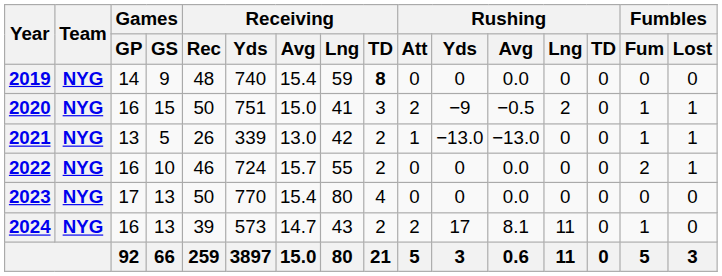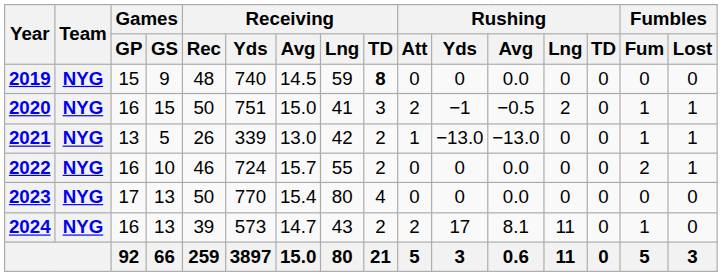(129, 78) 14 -> (129, 78) 15
(298, 78) 15.4 -> (298, 78) 14.5
(460, 108) −9 -> (460, 108) −1
